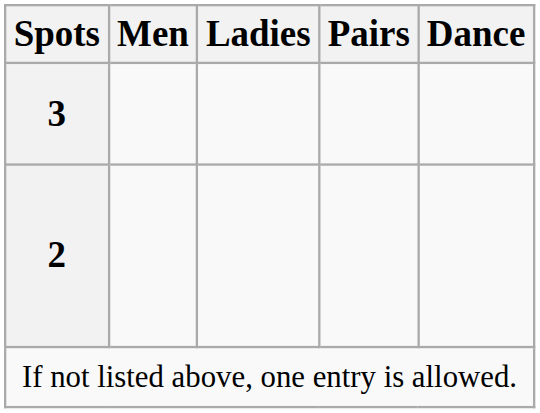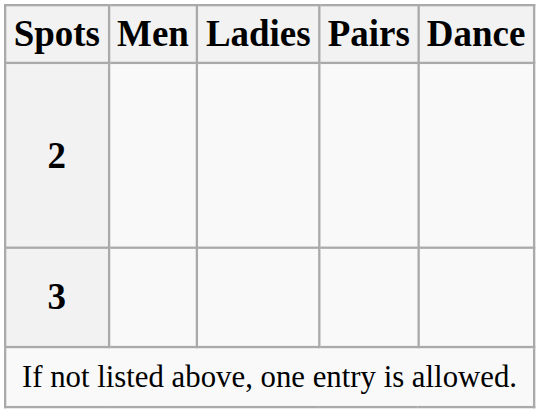rows swapped: (57, 113) <-> (57, 254)
